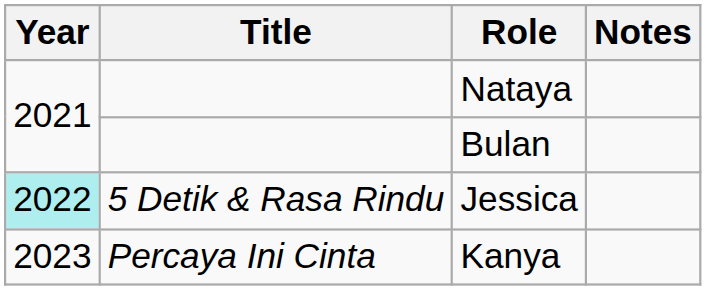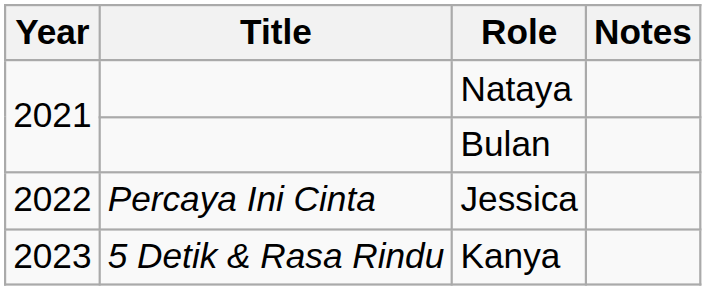(52, 199) paleturquoise background -> (52, 199) no background
(276, 199) 5 Detik & Rasa Rindu -> (242, 199) Percaya Ini Cinta
(242, 255) Percaya Ini Cinta -> (276, 255) 5 Detik & Rasa Rindu
